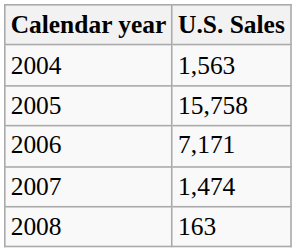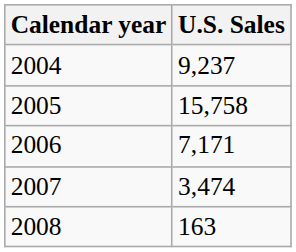(207, 65) 1,563 -> (207, 65) 9,237
(207, 186) 1,474 -> (207, 186) 3,474
